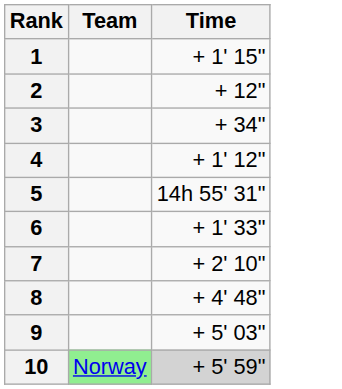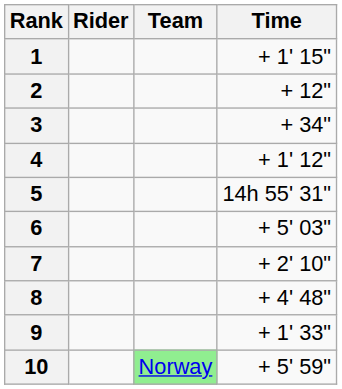+ column: (101, 21)
(229, 228) + 1' 33" -> (295, 228) + 5' 03"
(229, 332) + 5' 03" -> (295, 332) + 1' 33"
(229, 366) lightgrey background -> (295, 366) no background
